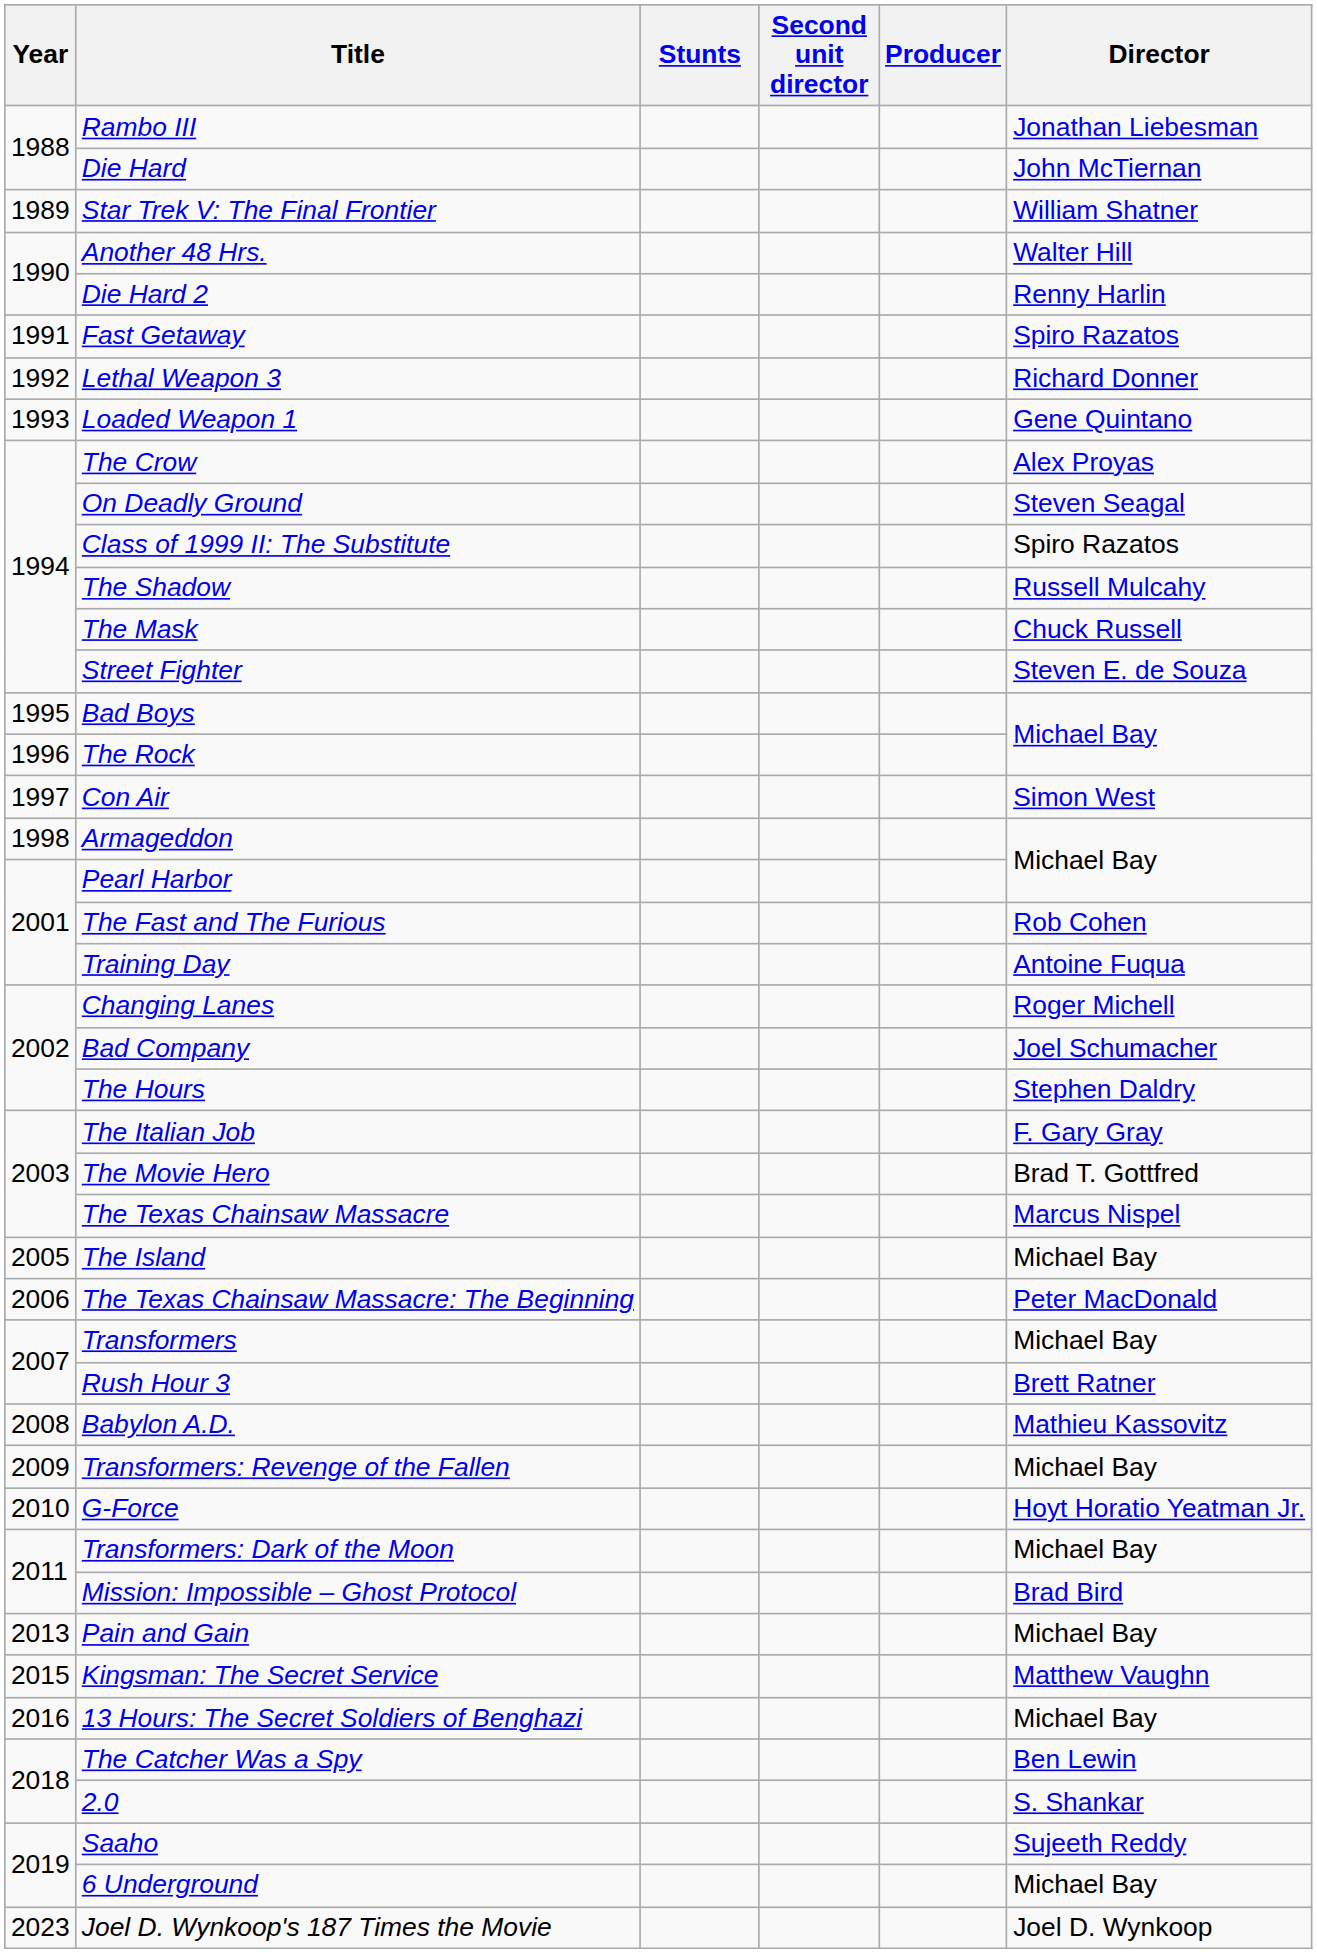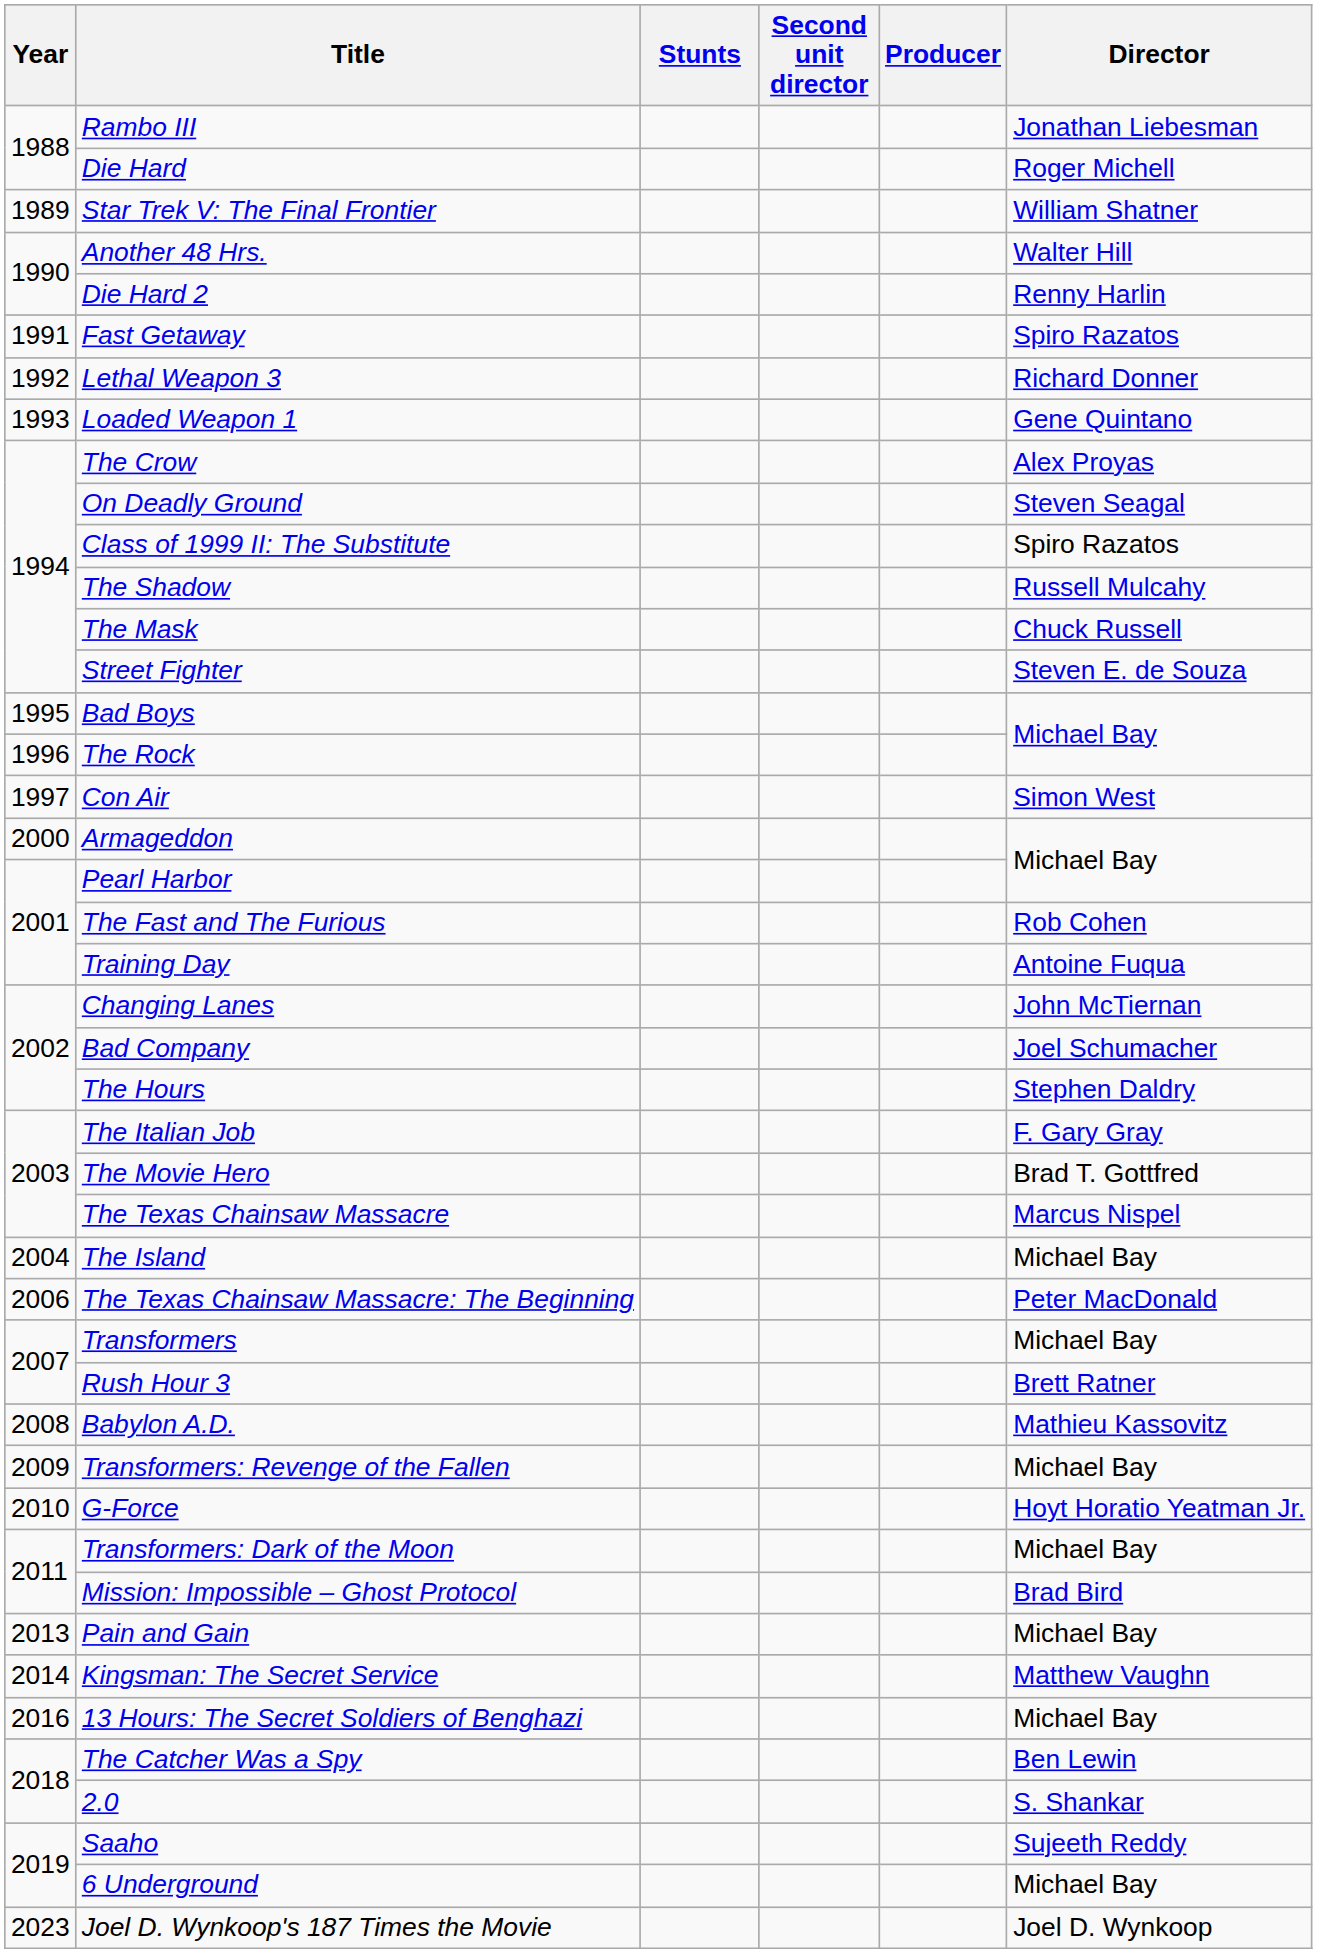(1107, 168) John McTiernan -> (1094, 168) Roger Michell
(40, 838) 1998 -> (40, 838) 2000
(1094, 1005) Roger Michell -> (1107, 1005) John McTiernan
(40, 1257) 2005 -> (40, 1257) 2004
(40, 1675) 2015 -> (40, 1675) 2014
